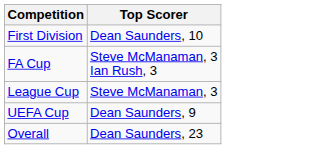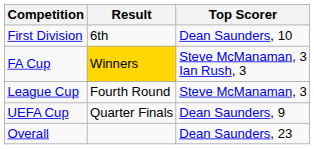+ column: (132, 14)
